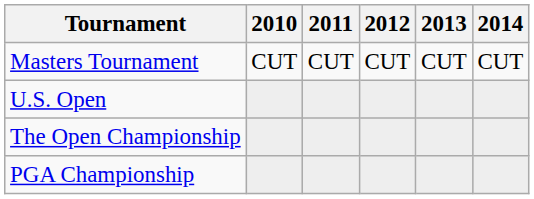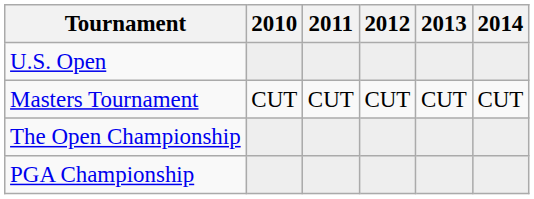rows swapped: (104, 61) <-> (58, 99)
